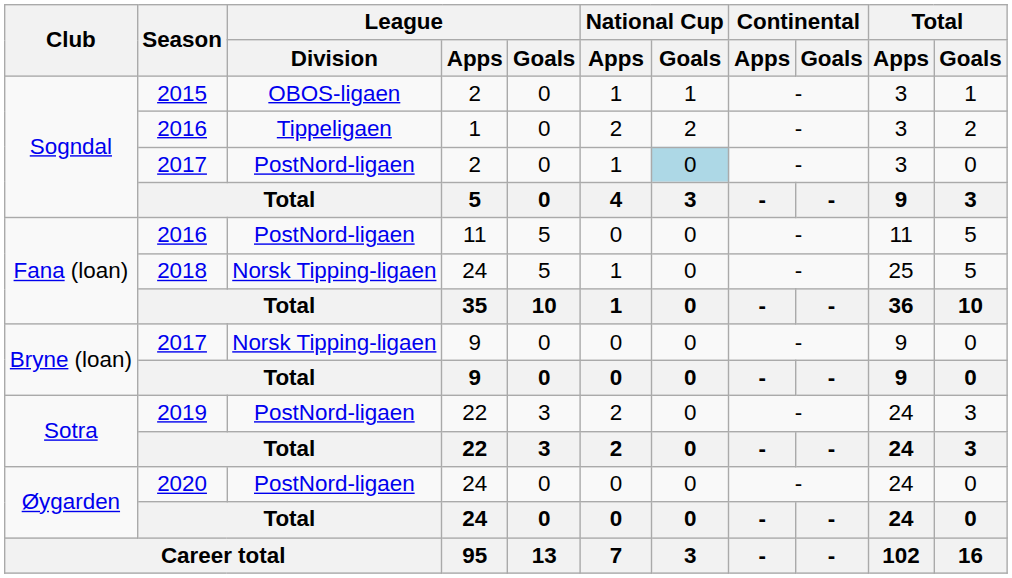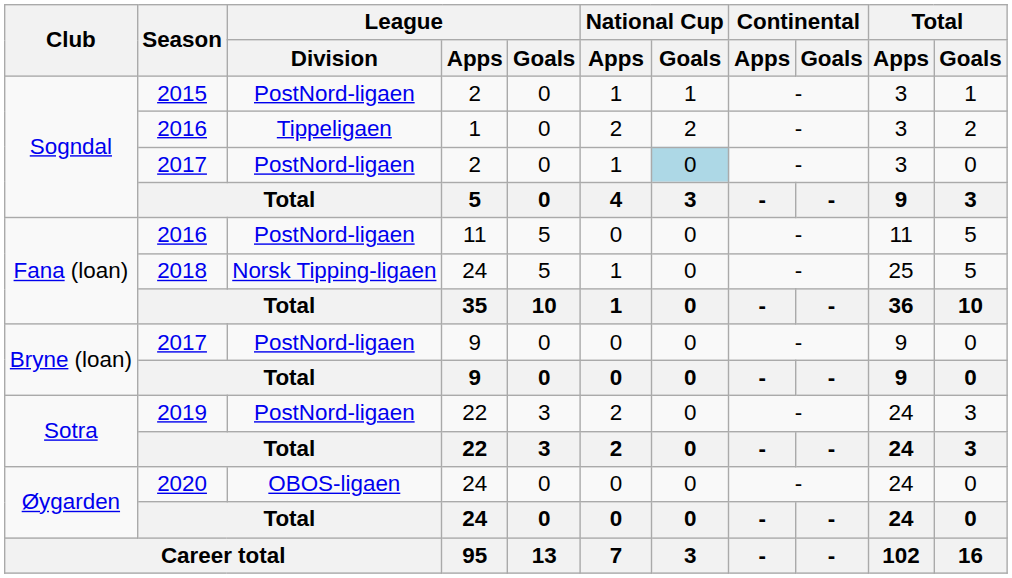(334, 93) OBOS-ligaen -> (334, 93) PostNord-ligaen
(334, 341) Norsk Tipping-ligaen -> (334, 341) PostNord-ligaen
(334, 484) PostNord-ligaen -> (334, 484) OBOS-ligaen
